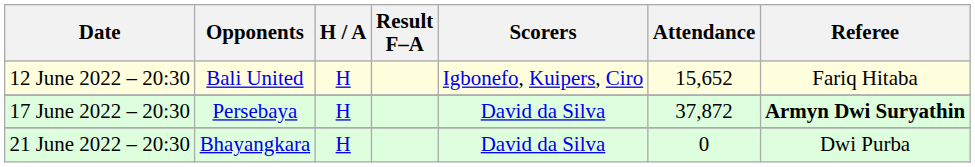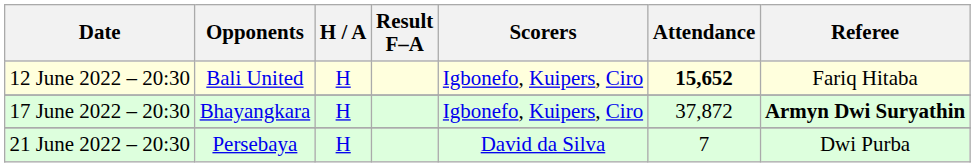(704, 77) normal -> (704, 77) bold
(255, 111) Persebaya -> (255, 111) Bhayangkara
(543, 111) David da Silva -> (543, 111) Igbonefo, Kuipers, Ciro
(255, 144) Bhayangkara -> (255, 144) Persebaya
(704, 144) 0 -> (704, 144) 7
